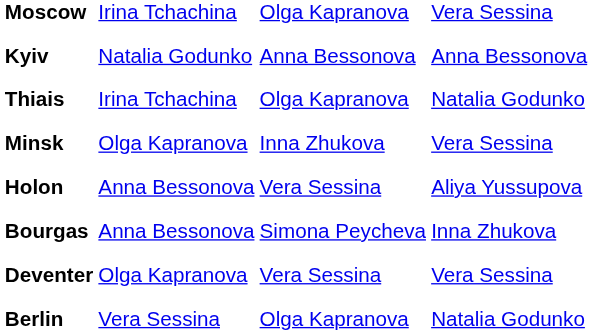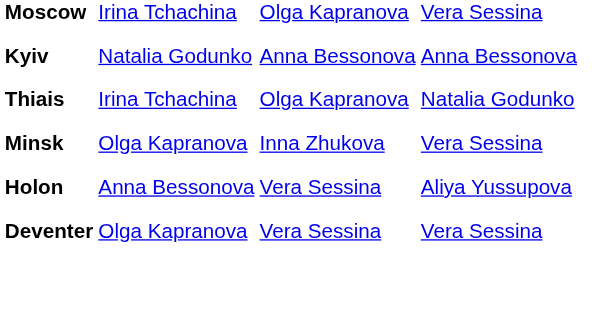- row: (47, 231)
- row: (34, 319)
